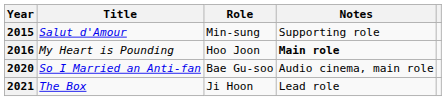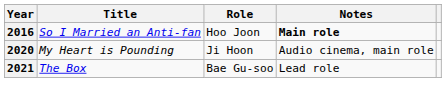- row: (21, 32)
(107, 50) My Heart is Pounding -> (120, 32) So I Married an Anti-fan
(120, 68) So I Married an Anti-fan -> (107, 50) My Heart is Pounding
(240, 68) Bae Gu-soo -> (230, 50) Ji Hoon
(230, 86) Ji Hoon -> (240, 68) Bae Gu-soo
